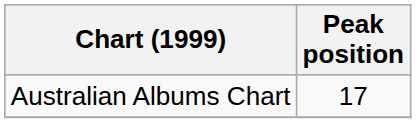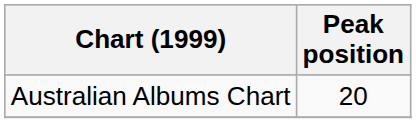(353, 95) 17 -> (353, 95) 20
